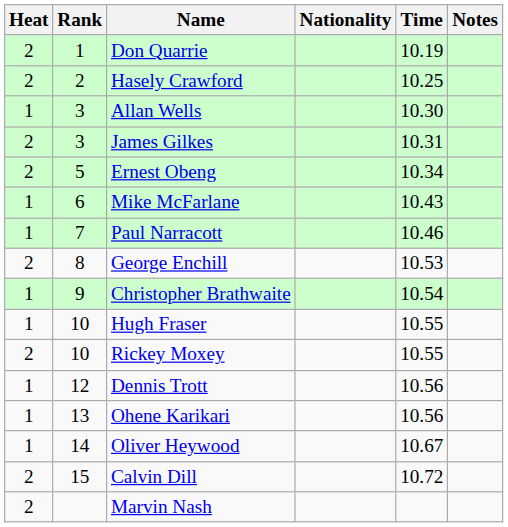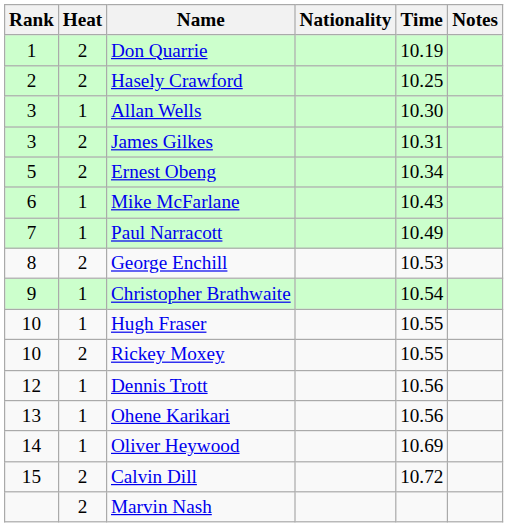columns swapped: (80, 19) <-> (29, 19)
(422, 232) 10.46 -> (422, 232) 10.49
(422, 446) 10.67 -> (422, 446) 10.69
